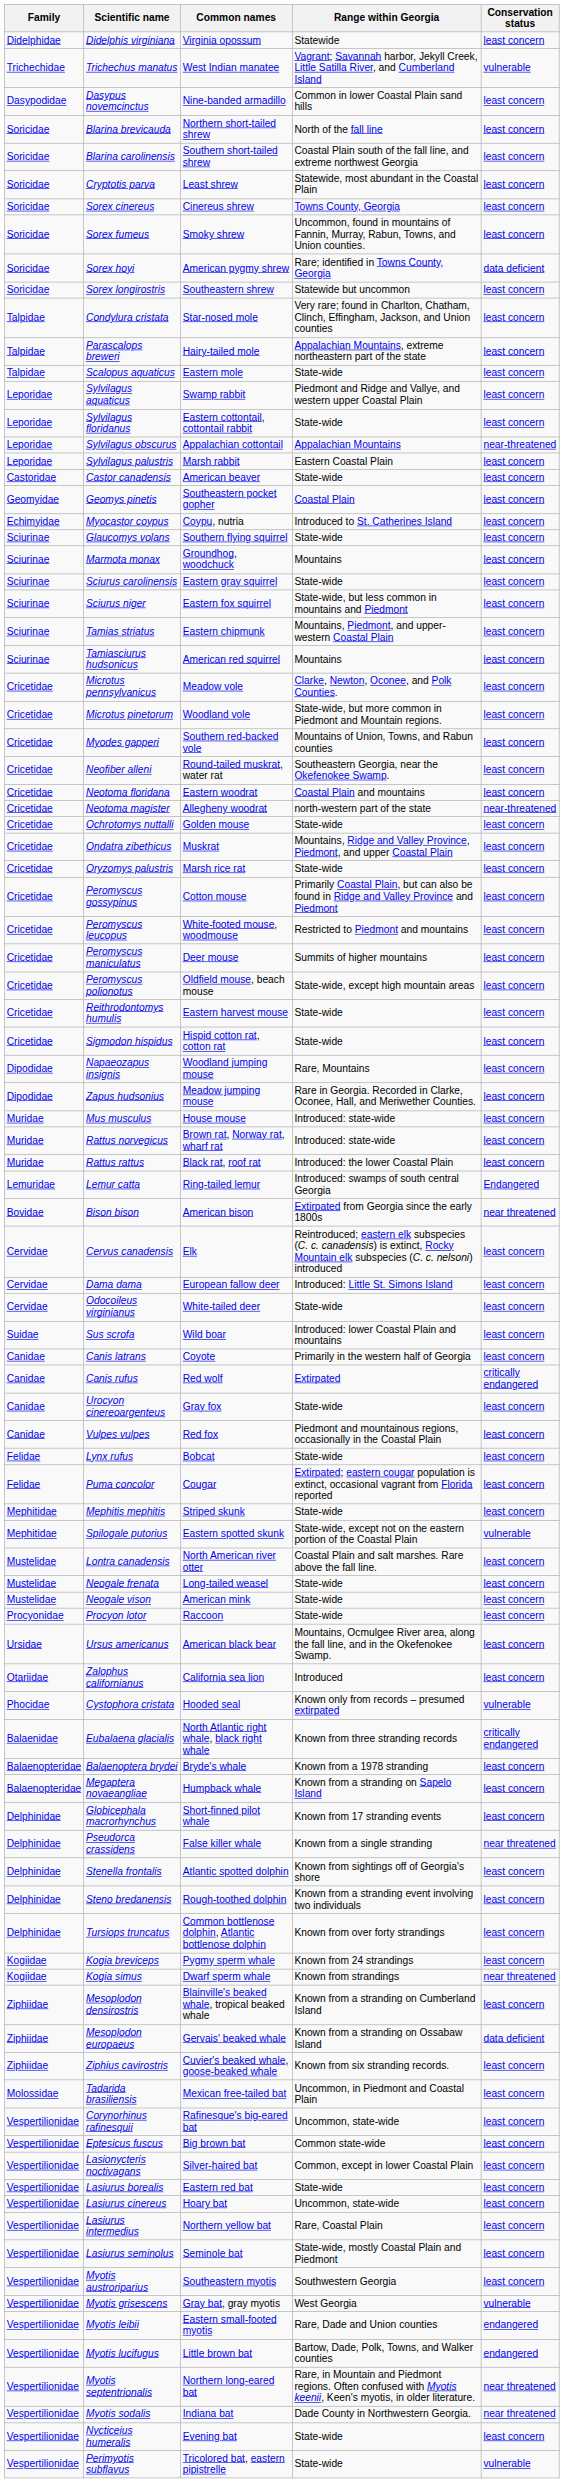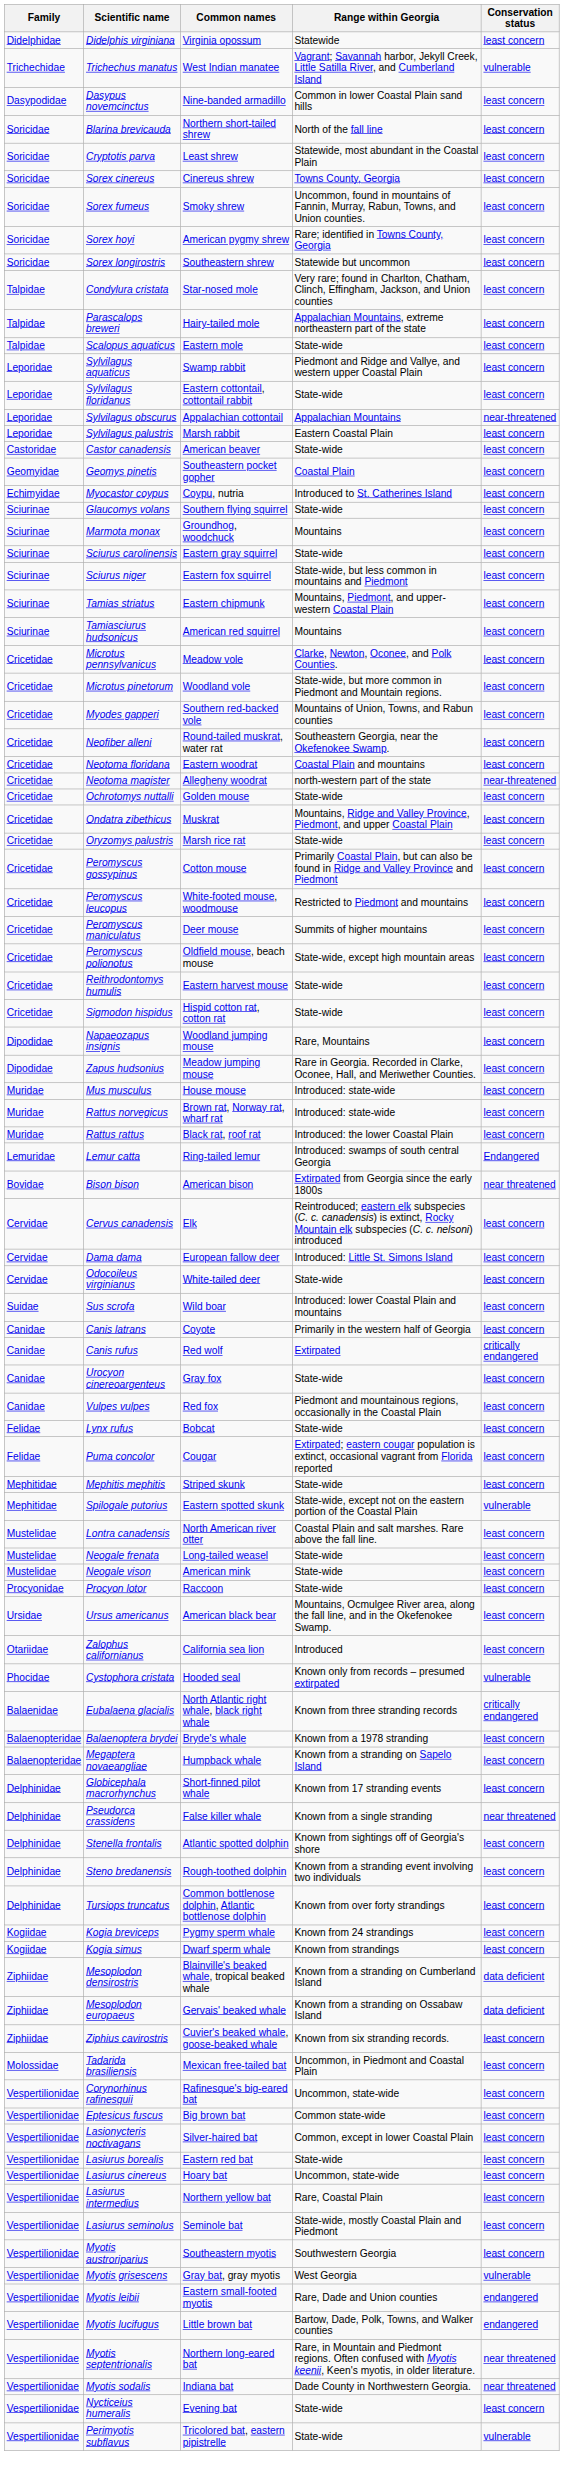- row: (130, 157)
(514, 268) data deficient -> (514, 240) least concern
(520, 1977) near threatened -> (514, 1949) least concern
(514, 2005) least concern -> (514, 1977) data deficient
